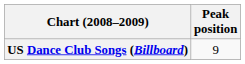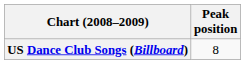(216, 49) 9 -> (216, 49) 8
